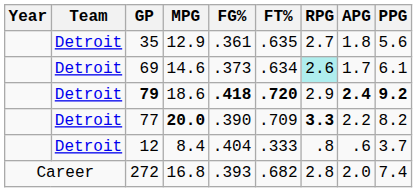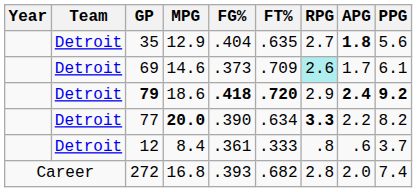(232, 44) .361 -> (232, 44) .404
(356, 44) normal -> (356, 44) bold
(278, 70) .634 -> (278, 70) .709
(278, 122) .709 -> (278, 122) .634
(232, 148) .404 -> (232, 148) .361
